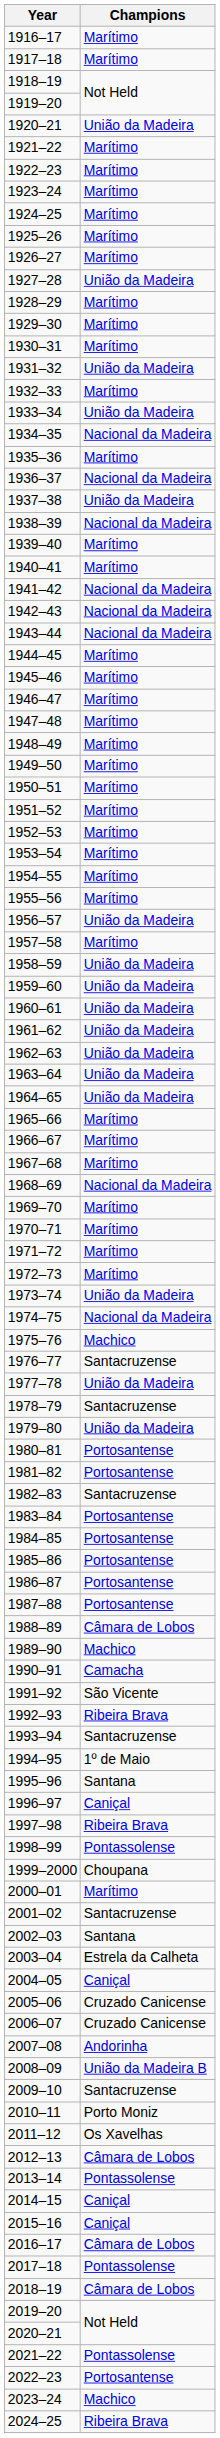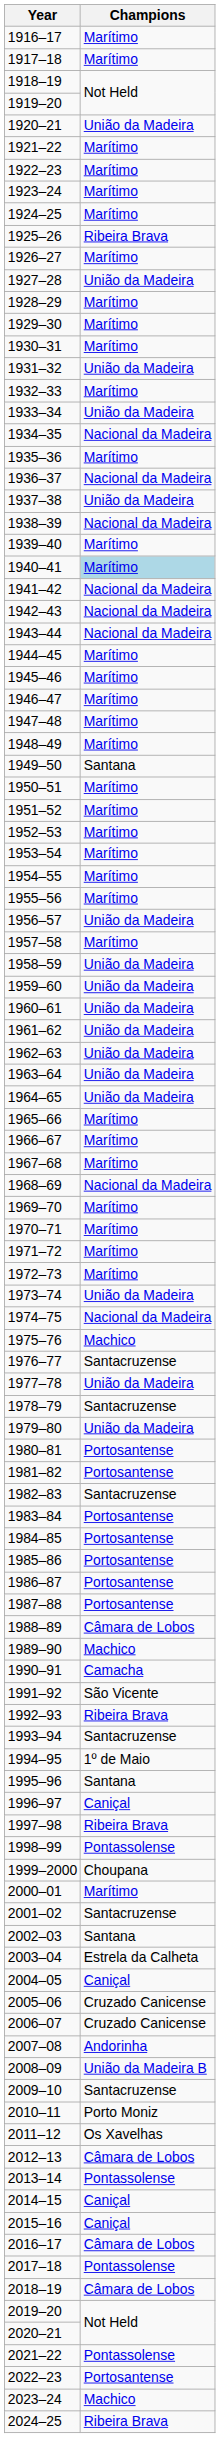(111, 236) Marítimo -> (126, 236) Ribeira Brava
(111, 567) no background -> (111, 567) lightblue background
(111, 766) Marítimo -> (110, 766) Santana
